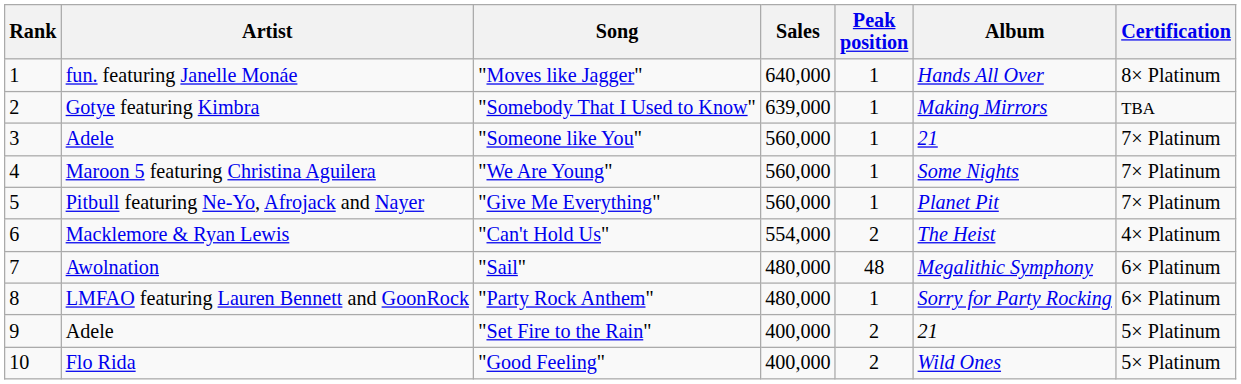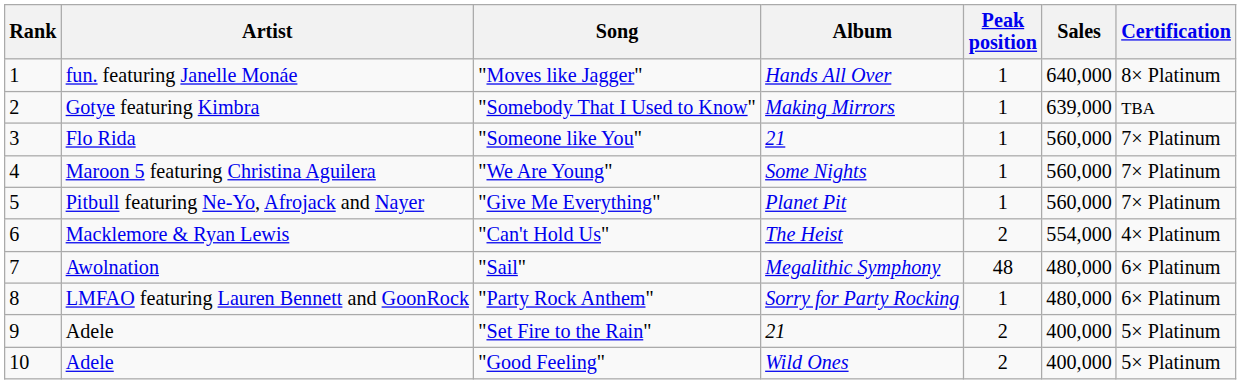columns swapped: (1015, 31) <-> (798, 31)
(90, 139) Adele -> (101, 139) Flo Rida
(101, 362) Flo Rida -> (90, 362) Adele
